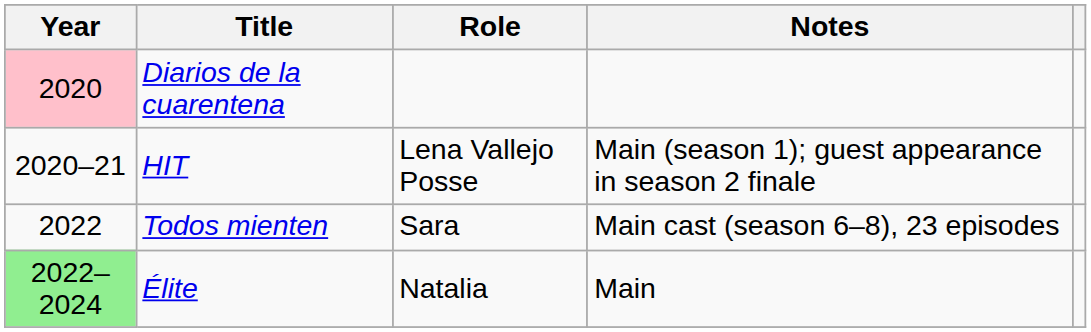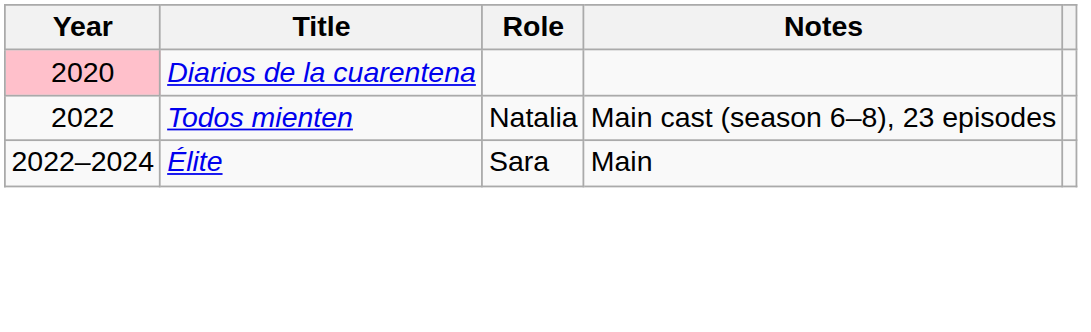- row: (165, 165)
(429, 226) Sara -> (533, 117) Natalia
(70, 287) lightgreen background -> (83, 162) no background
(444, 287) Natalia -> (519, 162) Sara
